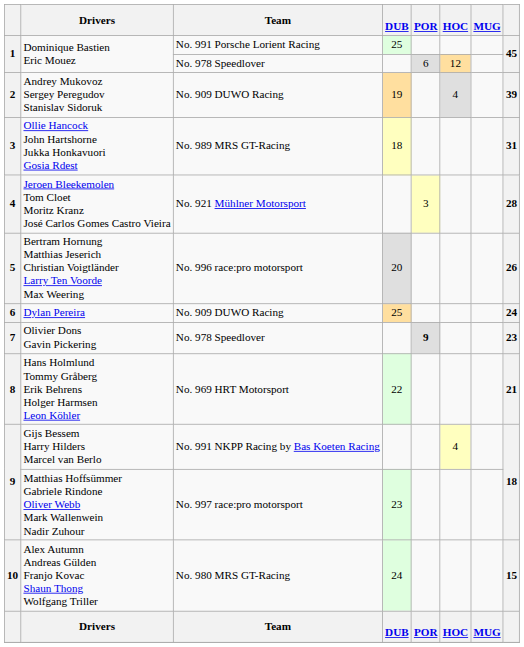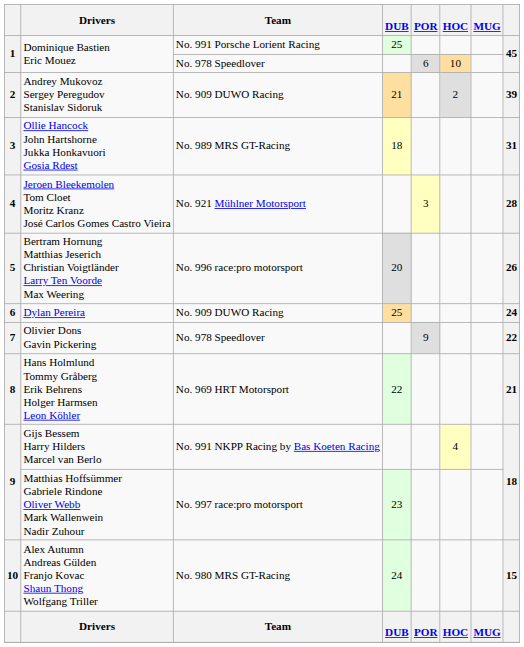(455, 63) 12 -> (455, 63) 10
(397, 94) 19 -> (397, 94) 21
(455, 94) 4 -> (455, 94) 2
(426, 337) bold -> (426, 337) normal
(511, 337) 23 -> (511, 337) 22
